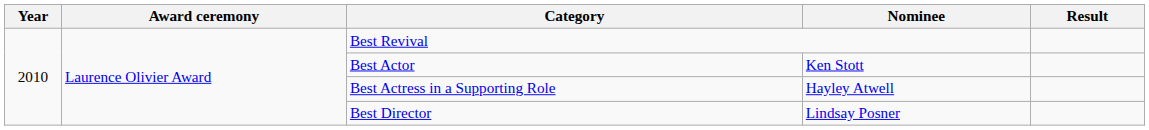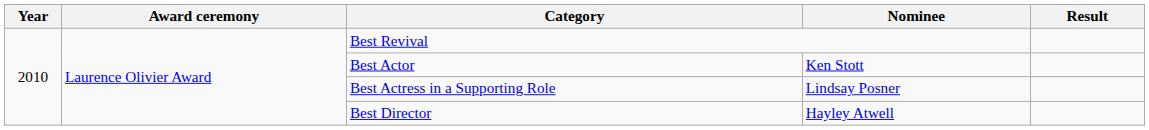(850, 88) Hayley Atwell -> (853, 88) Lindsay Posner
(853, 112) Lindsay Posner -> (850, 112) Hayley Atwell
